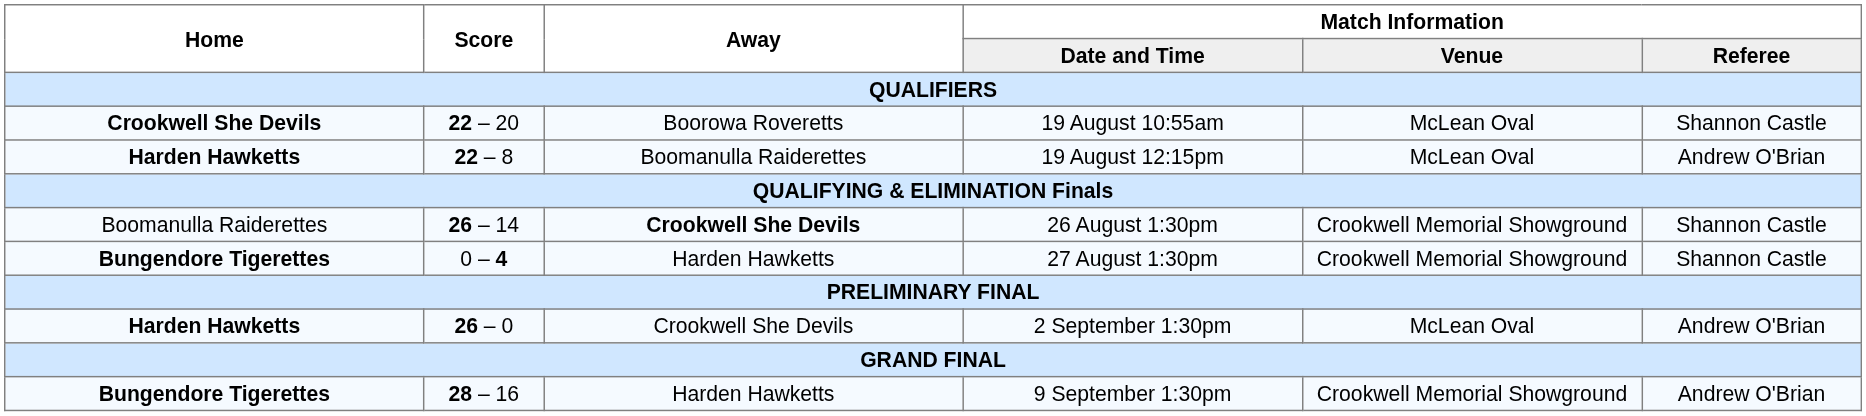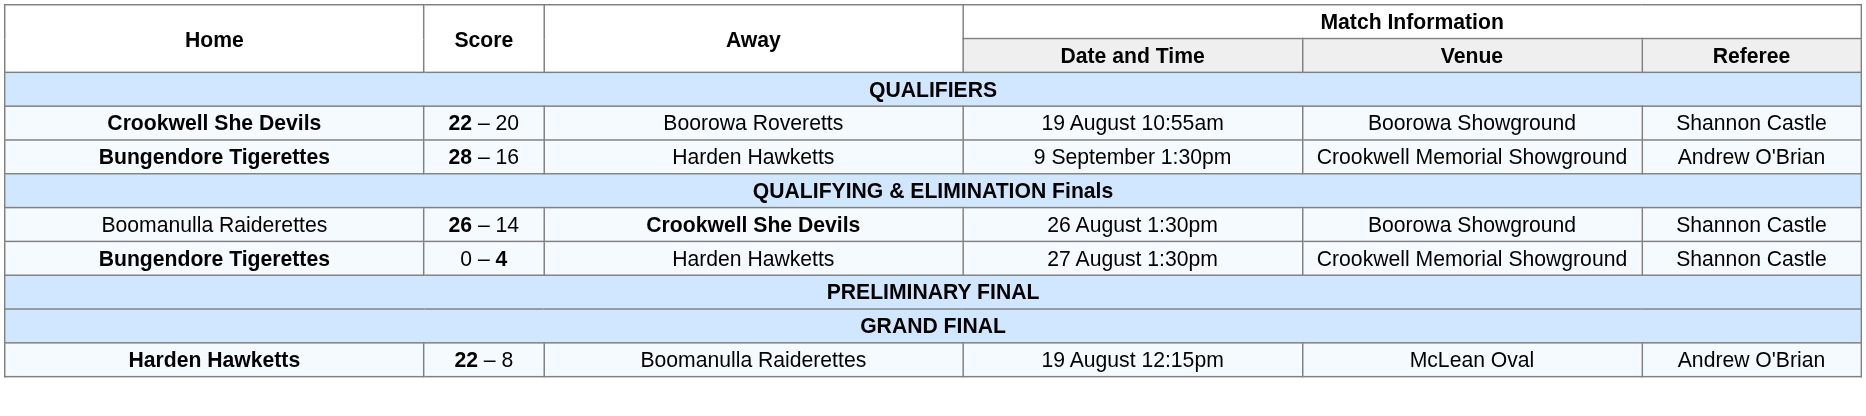(1472, 123) McLean Oval -> (1472, 123) Boorowa Showground
rows swapped: (1133, 157) <-> (1133, 394)
(1472, 225) Crookwell Memorial Showground -> (1472, 225) Boorowa Showground
- row: (1133, 326)
